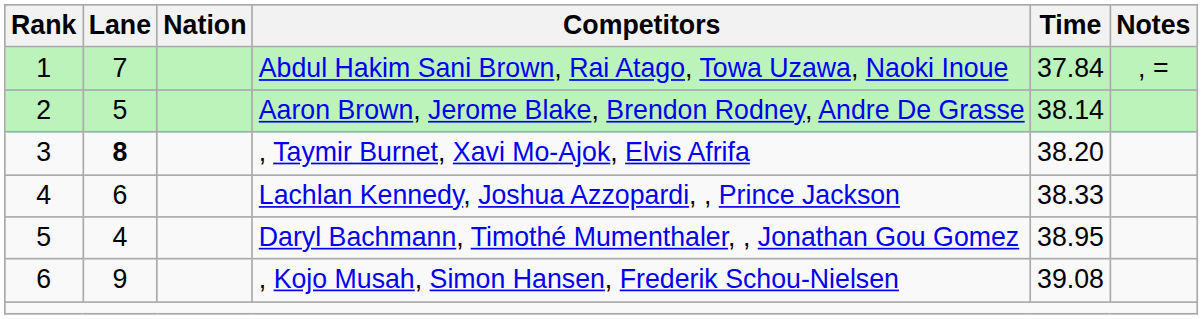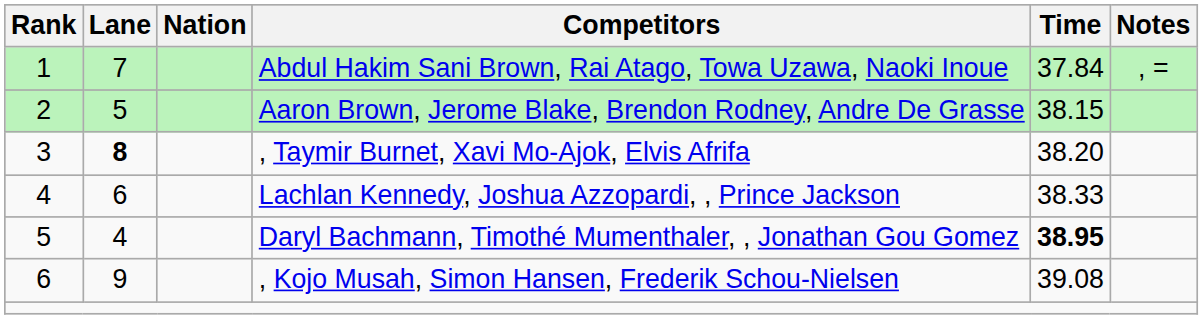(1070, 110) 38.14 -> (1070, 110) 38.15
(1070, 237) normal -> (1070, 237) bold
